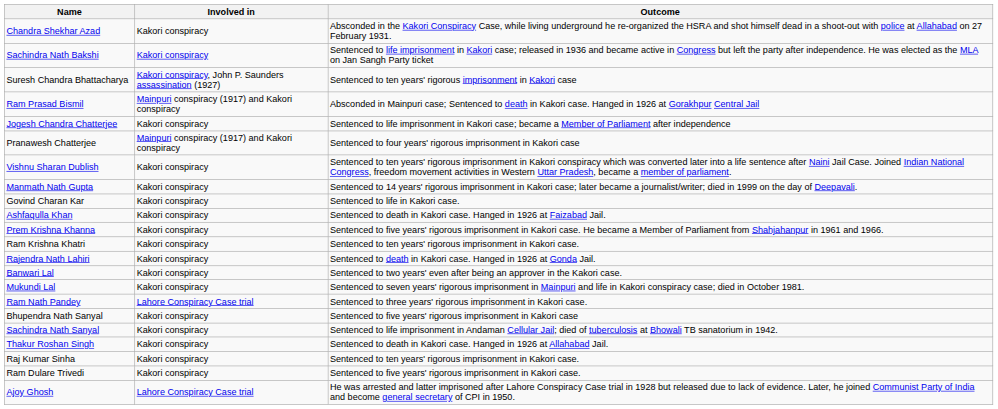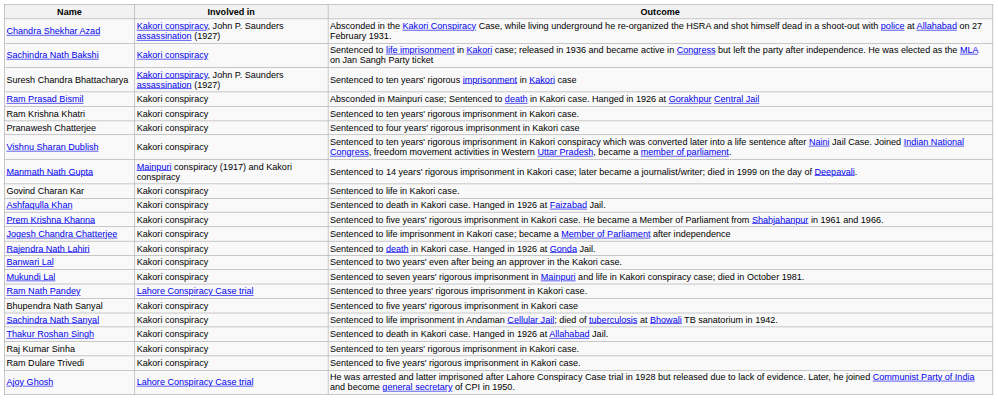(172, 31) Kakori conspiracy -> (210, 31) Kakori conspiracy, John P. Saunders assassination (1927)
(214, 104) Mainpuri conspiracy (1917) and Kakori conspiracy -> (172, 99) Kakori conspiracy
rows swapped: (62, 124) <-> (46, 244)
(214, 143) Mainpuri conspiracy (1917) and Kakori conspiracy -> (172, 128) Kakori conspiracy
(172, 187) Kakori conspiracy -> (214, 172) Mainpuri conspiracy (1917) and Kakori conspiracy
